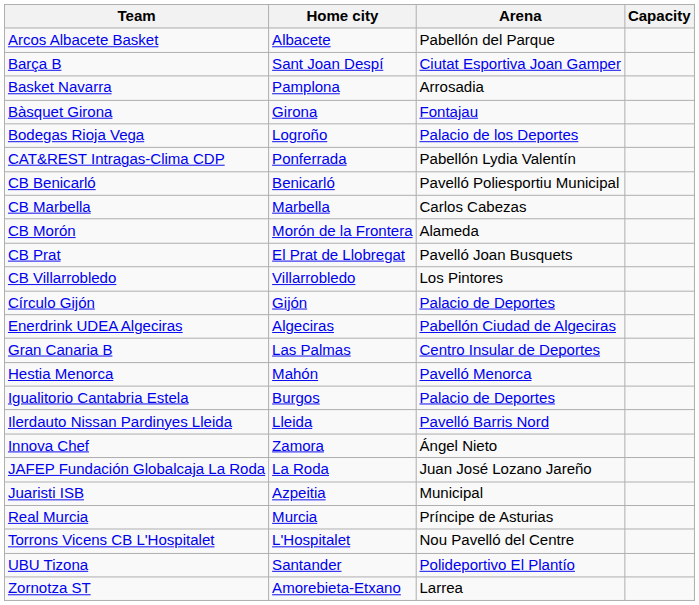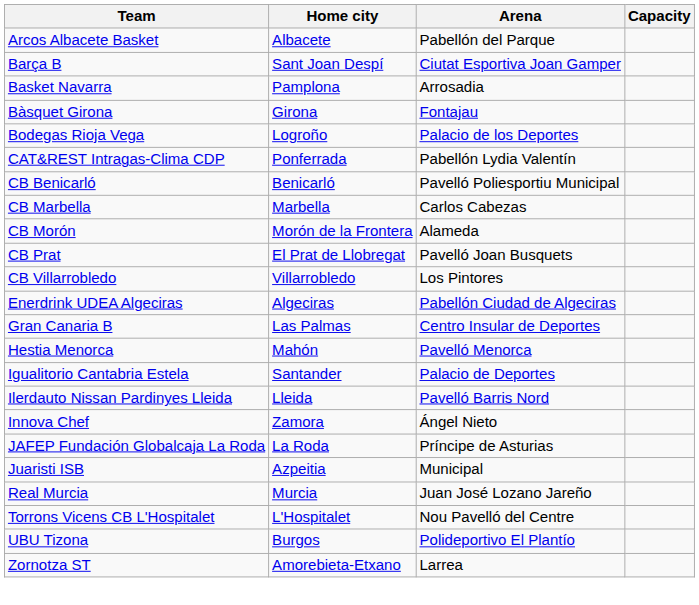- row: (51, 302)
(296, 398) Burgos -> (307, 374) Santander
(506, 469) Juan José Lozano Jareño -> (486, 445) Príncipe de Asturias
(486, 517) Príncipe de Asturias -> (506, 493) Juan José Lozano Jareño
(307, 565) Santander -> (296, 541) Burgos
